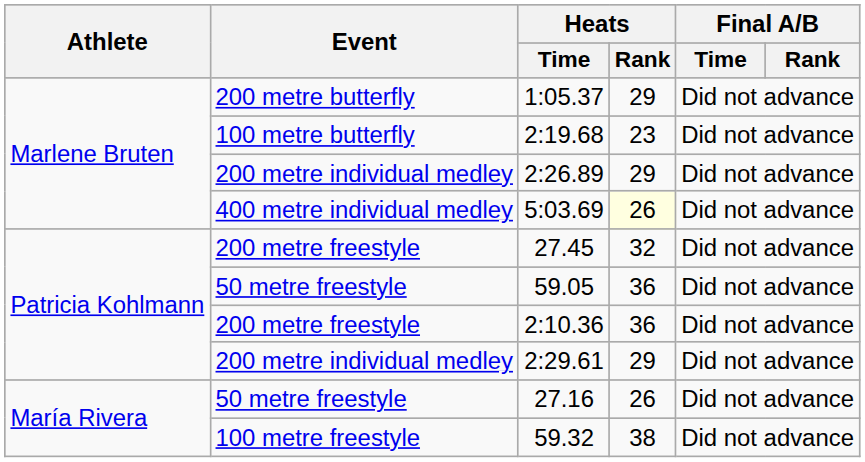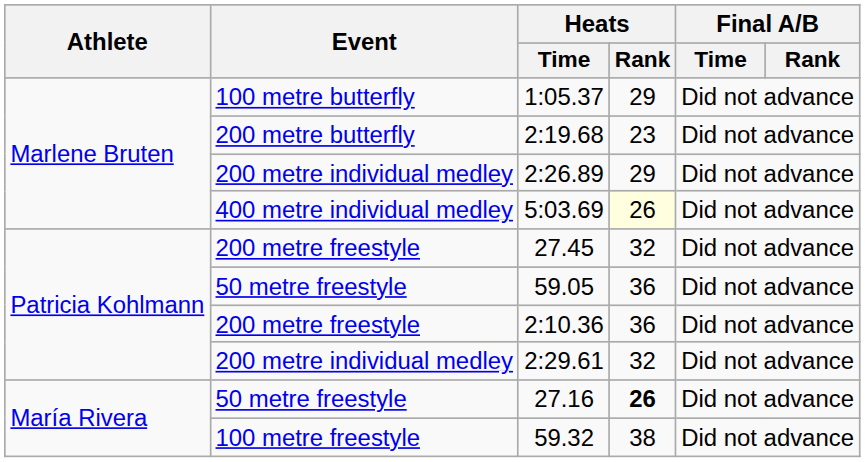(315, 98) 200 metre butterfly -> (315, 98) 100 metre butterfly
(315, 135) 100 metre butterfly -> (315, 135) 200 metre butterfly
(643, 362) 29 -> (643, 362) 32
(643, 400) normal -> (643, 400) bold
